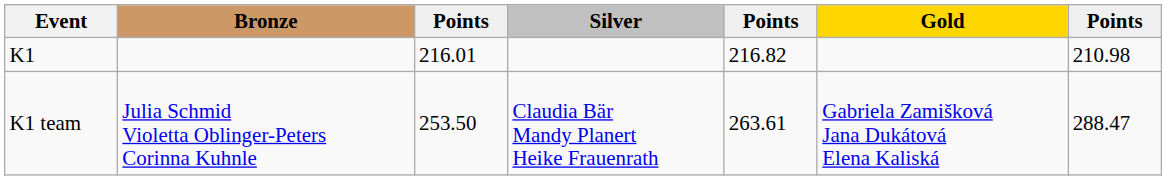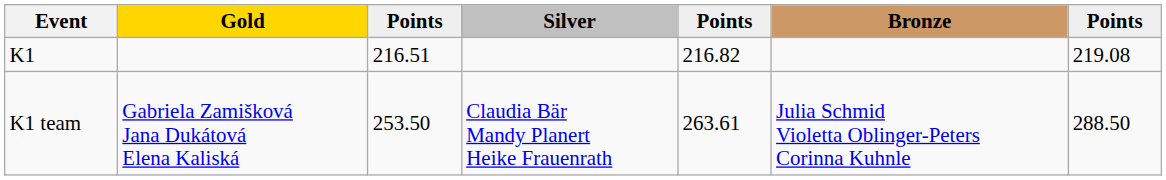columns swapped: (943, 21) <-> (266, 21)
(448, 54) 216.01 -> (402, 54) 216.51
(1101, 54) 210.98 -> (1101, 54) 219.08
(1101, 122) 288.47 -> (1101, 122) 288.50
